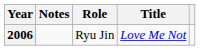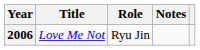columns swapped: (153, 14) <-> (54, 14)
